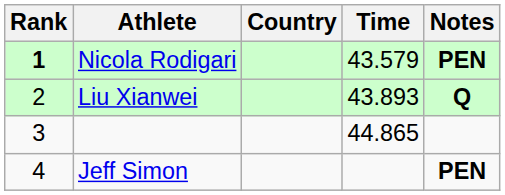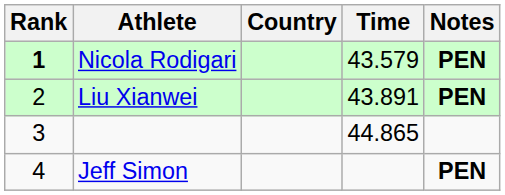(383, 97) 43.893 -> (383, 97) 43.891
(462, 97) Q -> (462, 97) PEN
